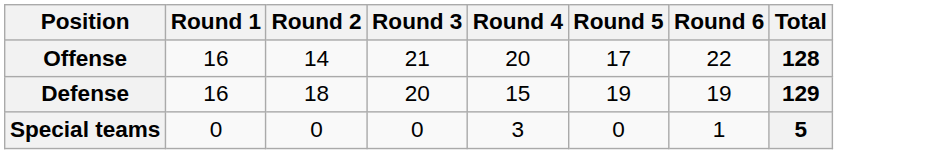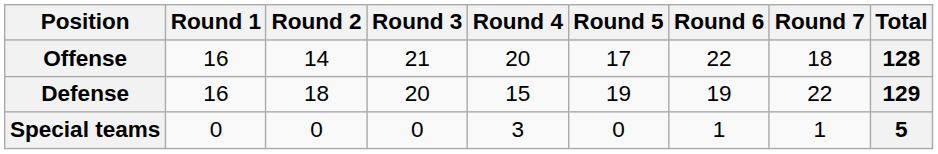+ column: (820, 22)
